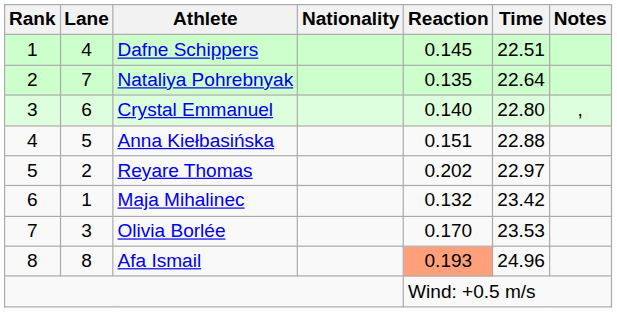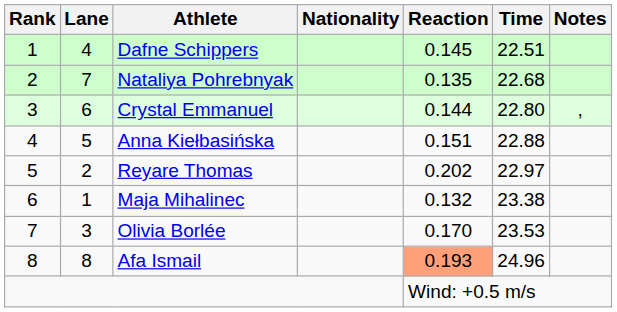(521, 79) 22.64 -> (521, 79) 22.68
(448, 110) 0.140 -> (448, 110) 0.144
(521, 200) 23.42 -> (521, 200) 23.38
